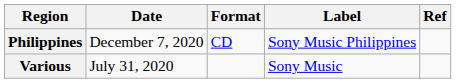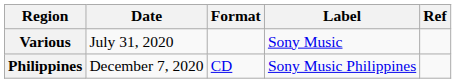rows swapped: (45, 66) <-> (45, 41)
